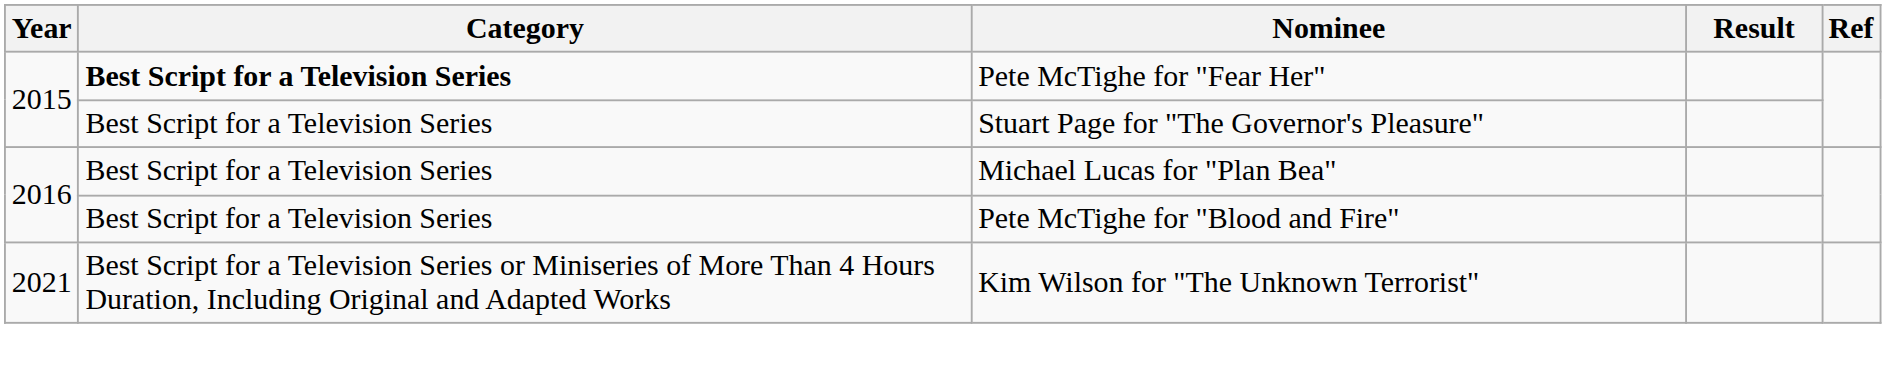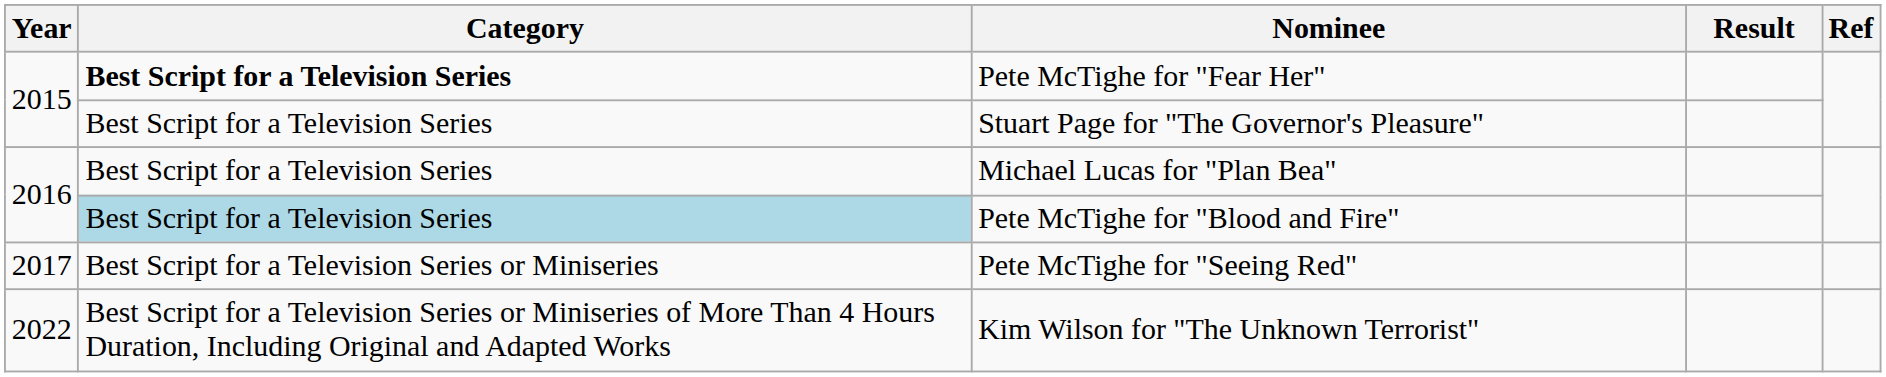(289, 218) no background -> (289, 218) lightblue background
+ row: (1168, 265)
(42, 282) 2021 -> (42, 329) 2022
